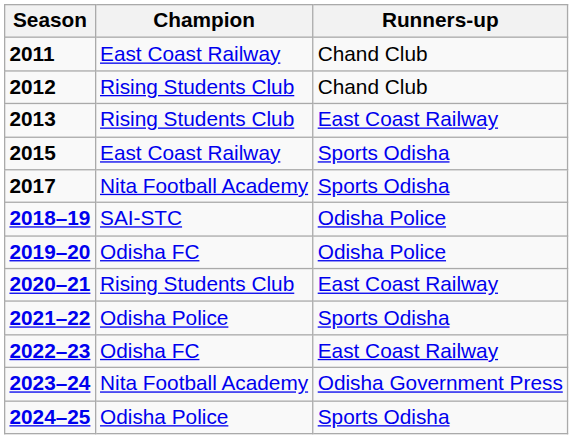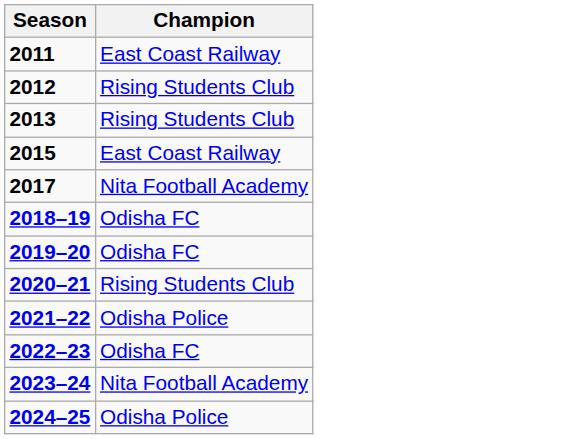- column: (440, 20)
(141, 218) SAI-STC -> (150, 218) Odisha FC
